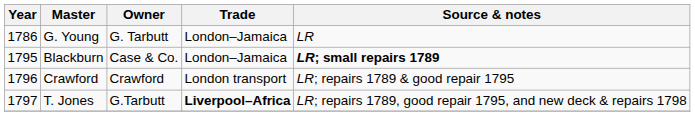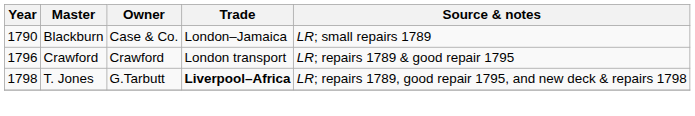- row: (71, 36)
(22, 57) 1795 -> (22, 36) 1790
(368, 57) bold -> (364, 36) normal
(22, 100) 1797 -> (22, 79) 1798
